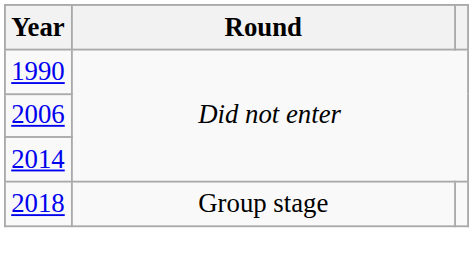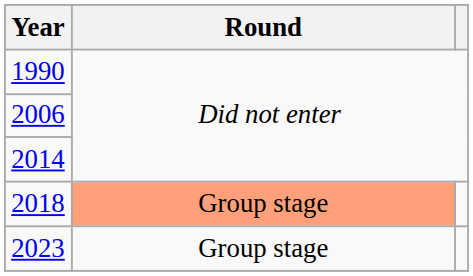(263, 203) no background -> (263, 203) lightsalmon background
+ row: (38, 247)
